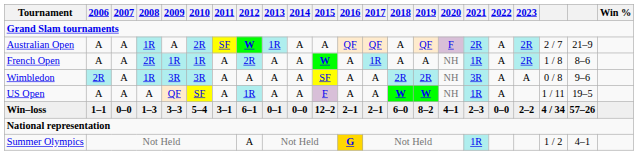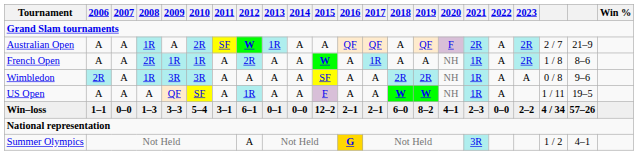(476, 77) 3R -> (476, 77) 1R
(476, 142) 1R -> (476, 142) 3R
